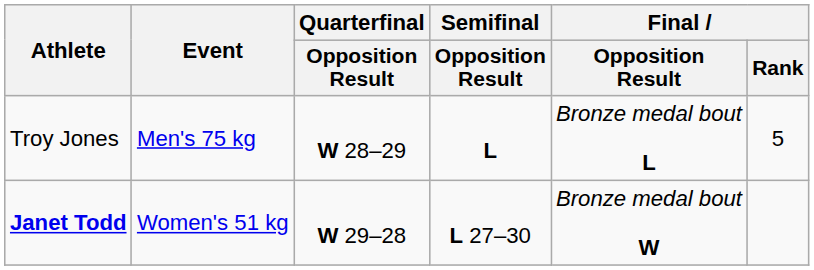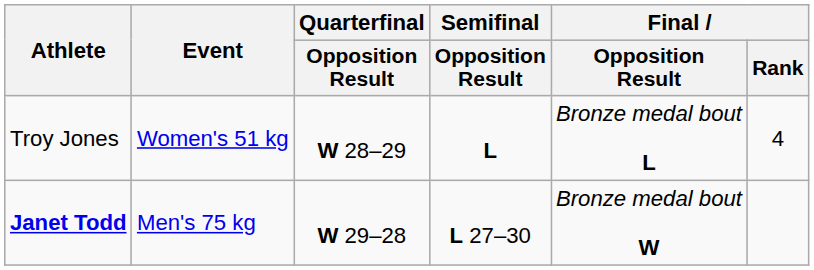(196, 139) Men's 75 kg -> (213, 139) Women's 51 kg
(778, 139) 5 -> (778, 139) 4
(213, 223) Women's 51 kg -> (196, 223) Men's 75 kg
